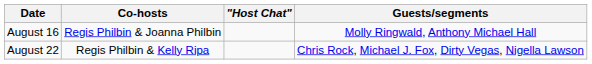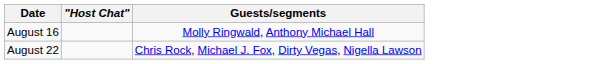- column: (143, 13)
